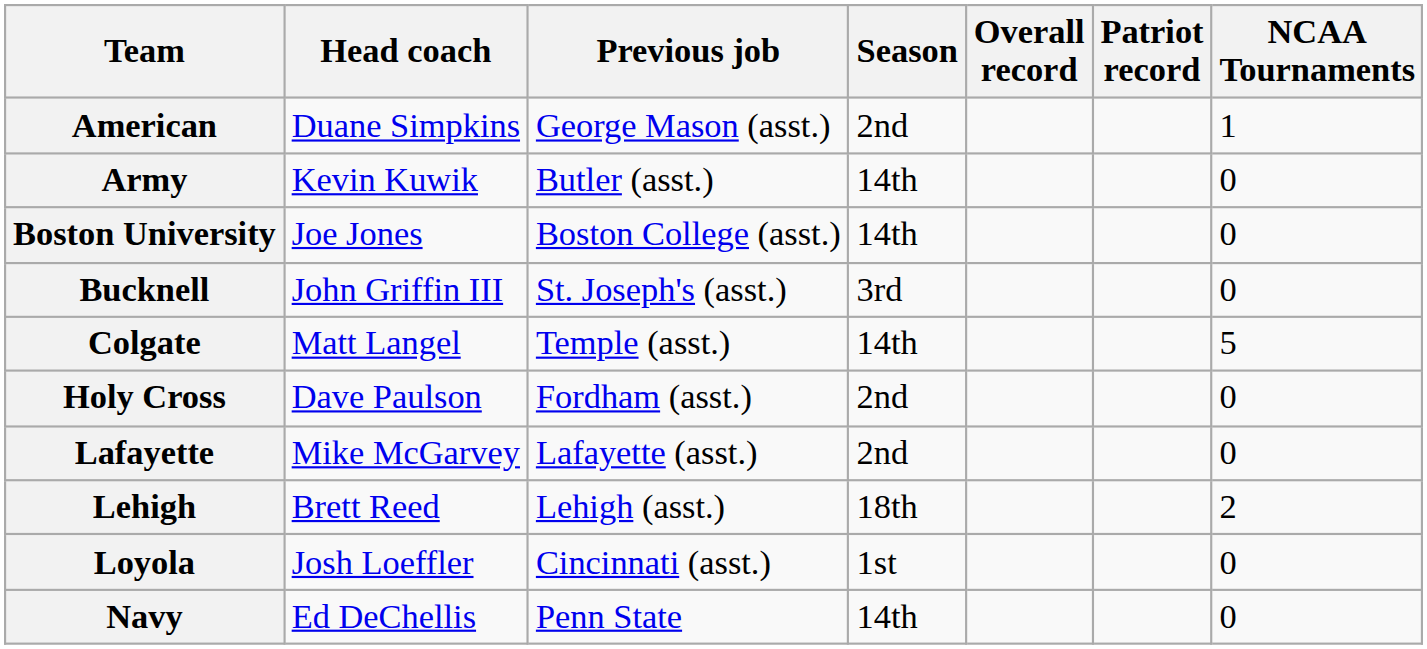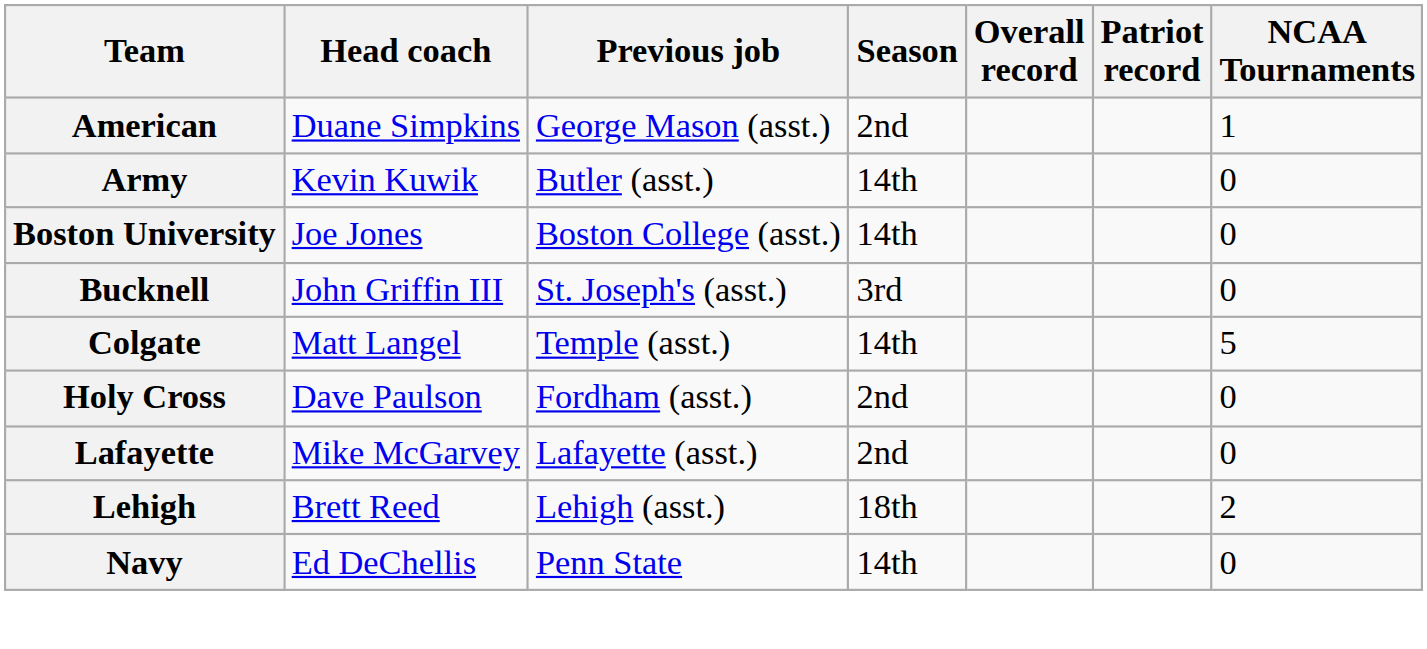- row: (144, 561)
